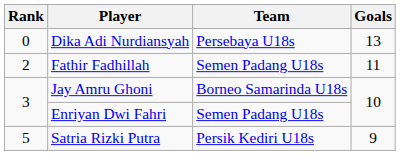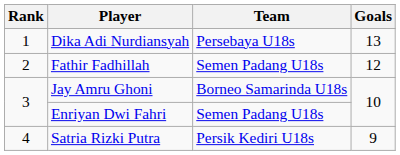(26, 41) 0 -> (26, 41) 1
(373, 65) 11 -> (373, 65) 12
(26, 138) 5 -> (26, 138) 4
